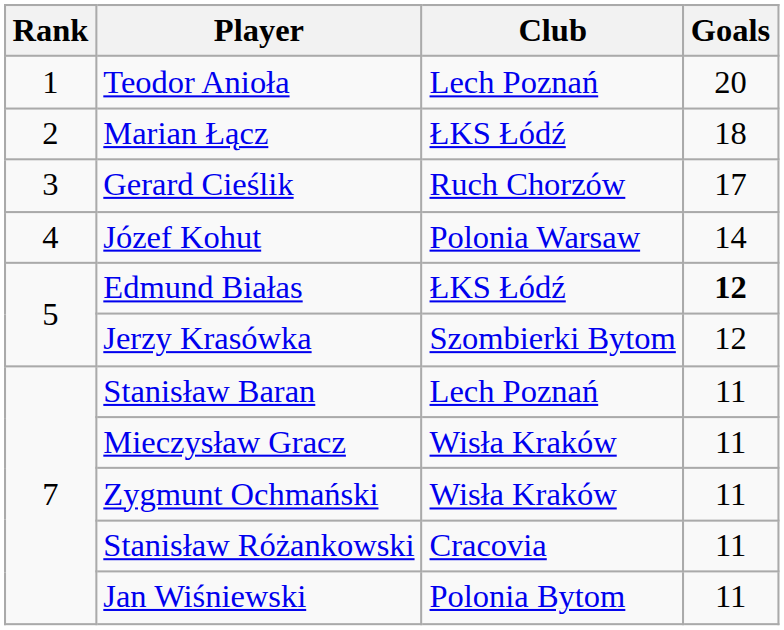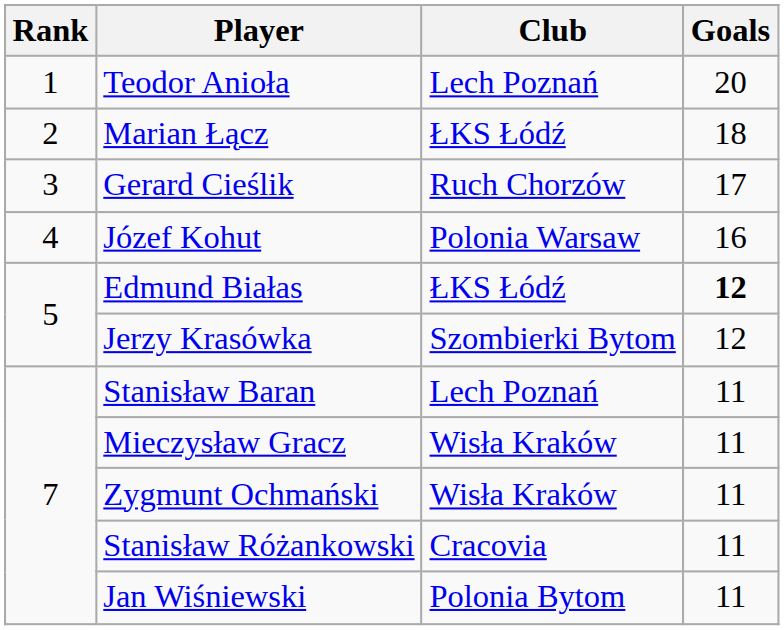(731, 236) 14 -> (731, 236) 16
